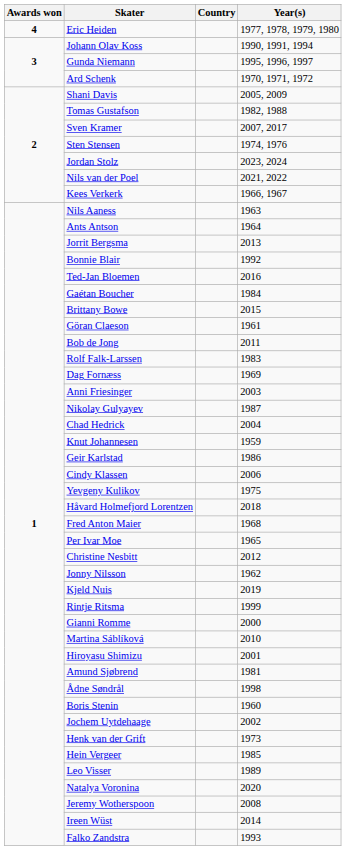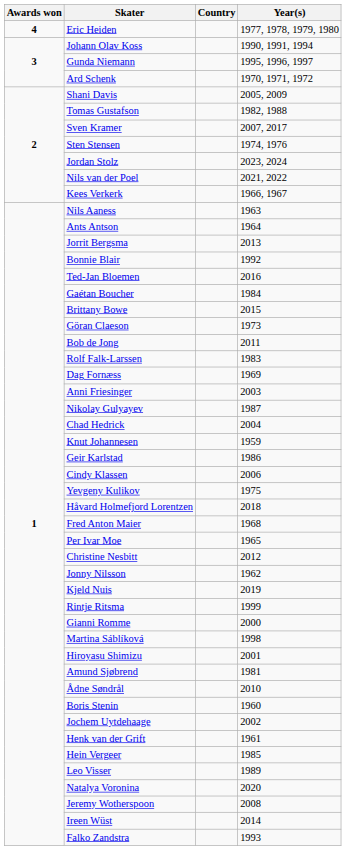(251, 326) 1961 -> (251, 326) 1973
(251, 639) 2010 -> (251, 639) 1998
(251, 688) 1998 -> (251, 688) 2010
(251, 738) 1973 -> (251, 738) 1961
